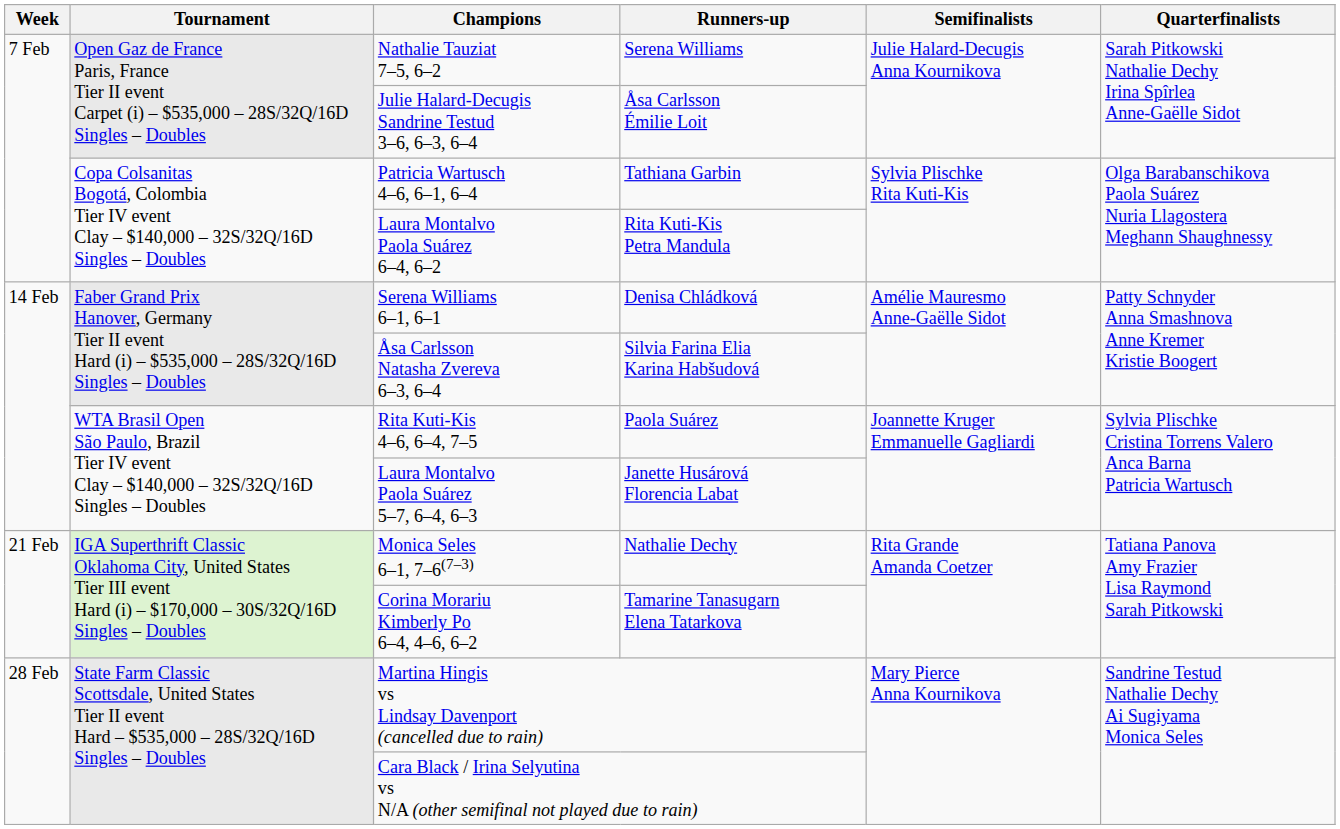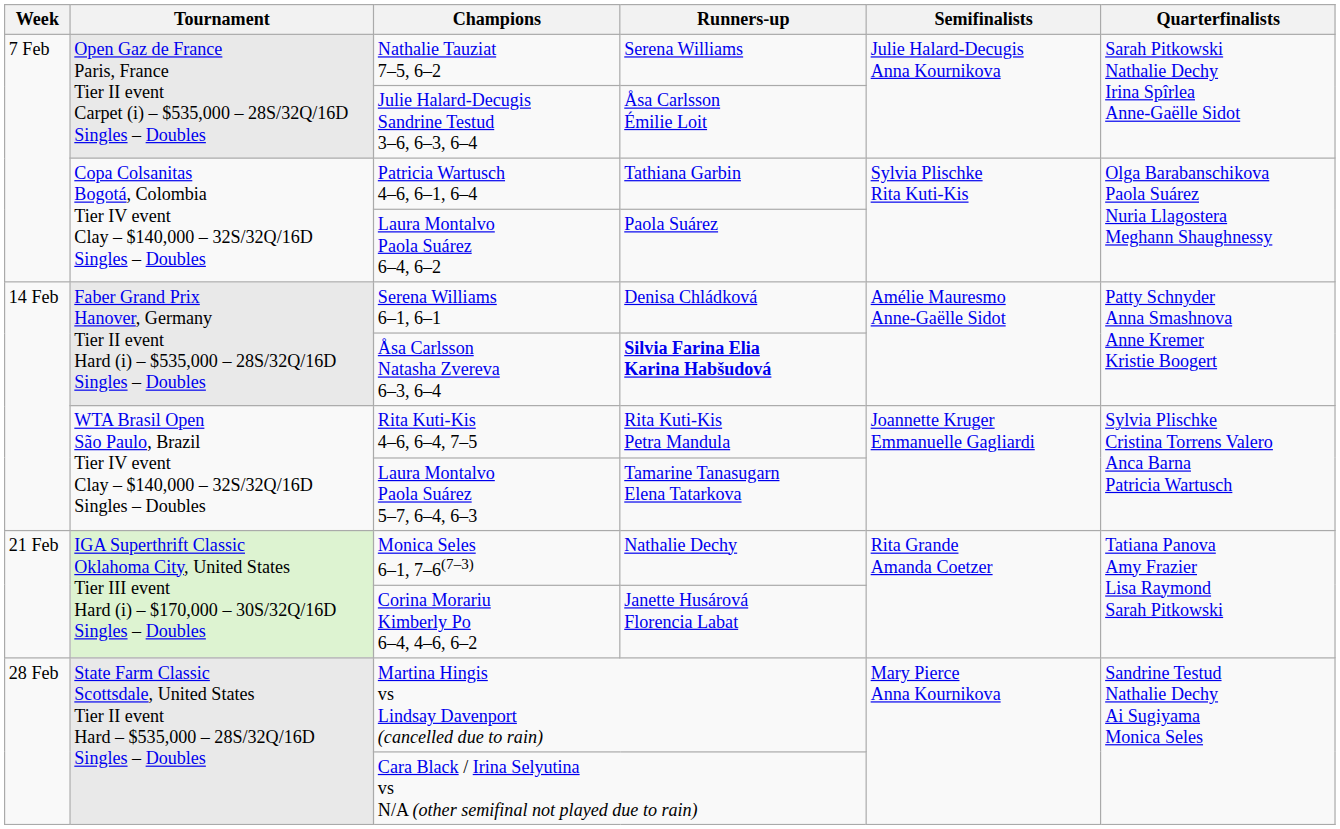(677, 235) Rita Kuti-Kis Petra Mandula -> (671, 224) Paola Suárez
(692, 359) normal -> (698, 359) bold
(671, 421) Paola Suárez -> (677, 431) Rita Kuti-Kis Petra Mandula
(686, 483) Janette Husárová Florencia Labat -> (702, 483) Tamarine Tanasugarn Elena Tatarkova
(702, 610) Tamarine Tanasugarn Elena Tatarkova -> (686, 610) Janette Husárová Florencia Labat
